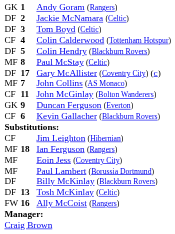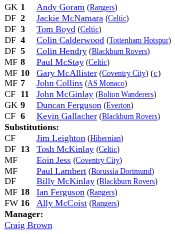(10, 40) CF -> (10, 40) DF
(10, 72) DF -> (11, 72) MF
(25, 72) 17 -> (25, 72) 10
rows swapped: (78, 192) <-> (77, 149)
